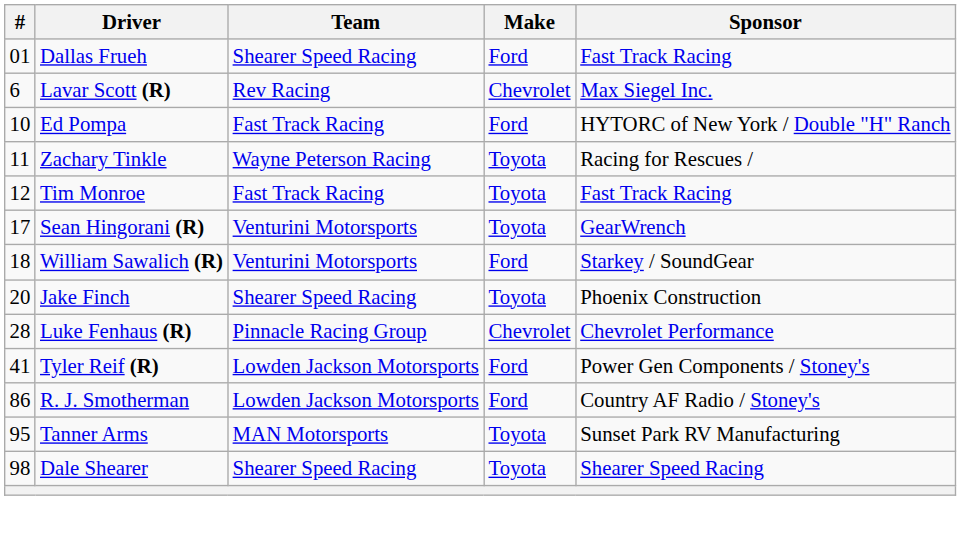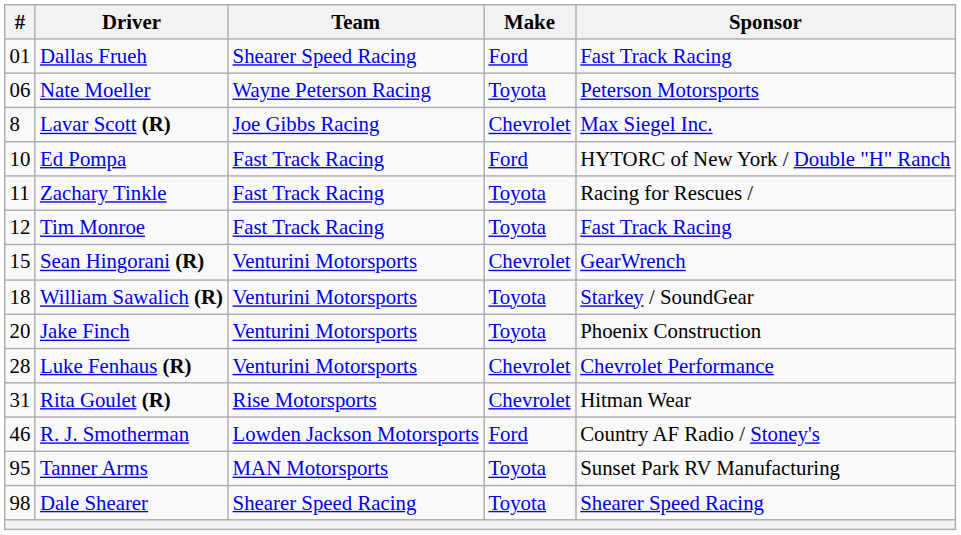+ row: (95, 90)
(15, 90) 6 -> (15, 124) 8
(281, 90) Rev Racing -> (306, 124) Joe Gibbs Racing
(332, 159) Wayne Peterson Racing -> (308, 193) Fast Track Racing
(20, 227) 17 -> (20, 262) 15
(517, 227) Toyota -> (530, 262) Chevrolet
(508, 262) Ford -> (517, 296) Toyota
(324, 296) Shearer Speed Racing -> (325, 330) Venturini Motorsports
(330, 330) Pinnacle Racing Group -> (325, 365) Venturini Motorsports
+ row: (105, 399)
- row: (99, 365)
(20, 399) 86 -> (20, 433) 46
